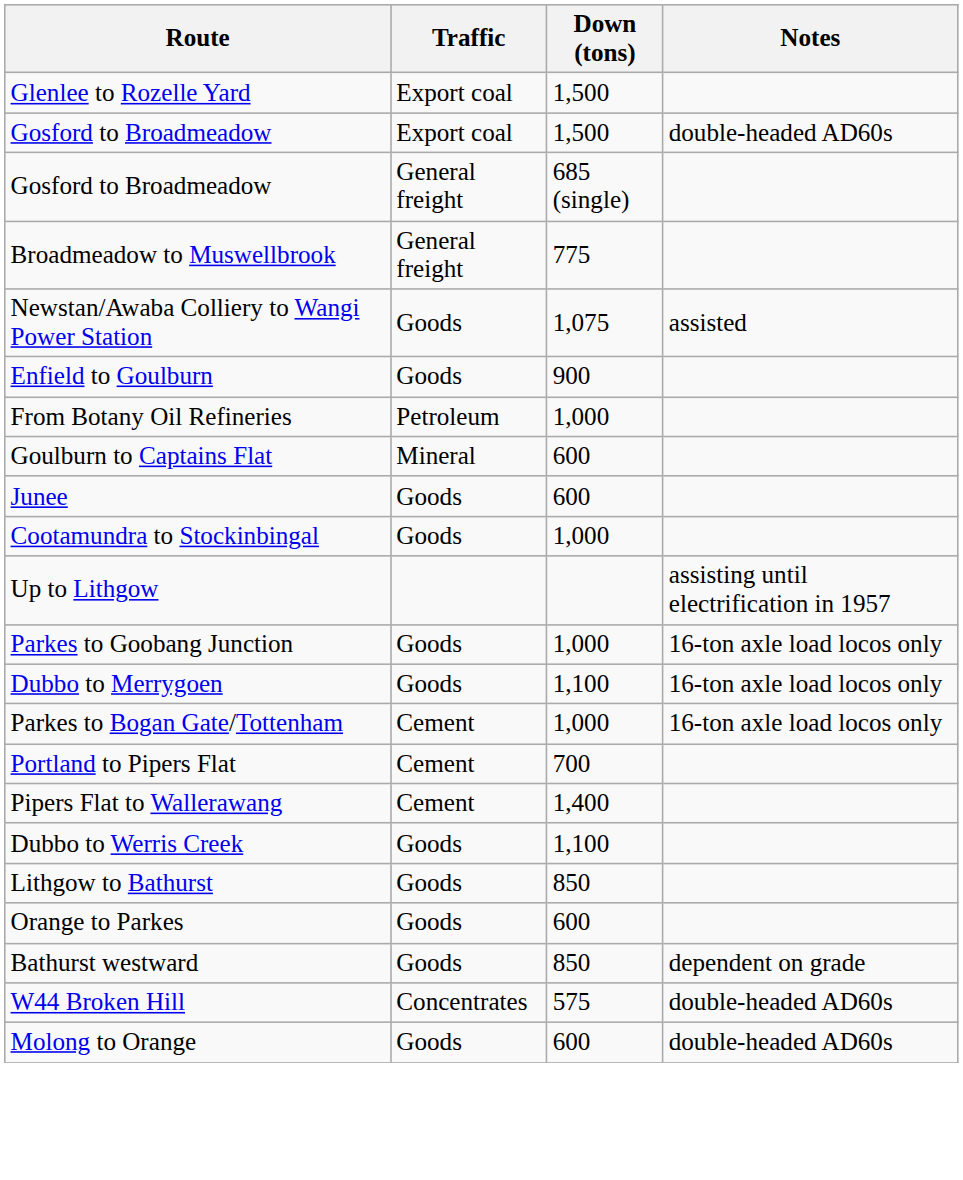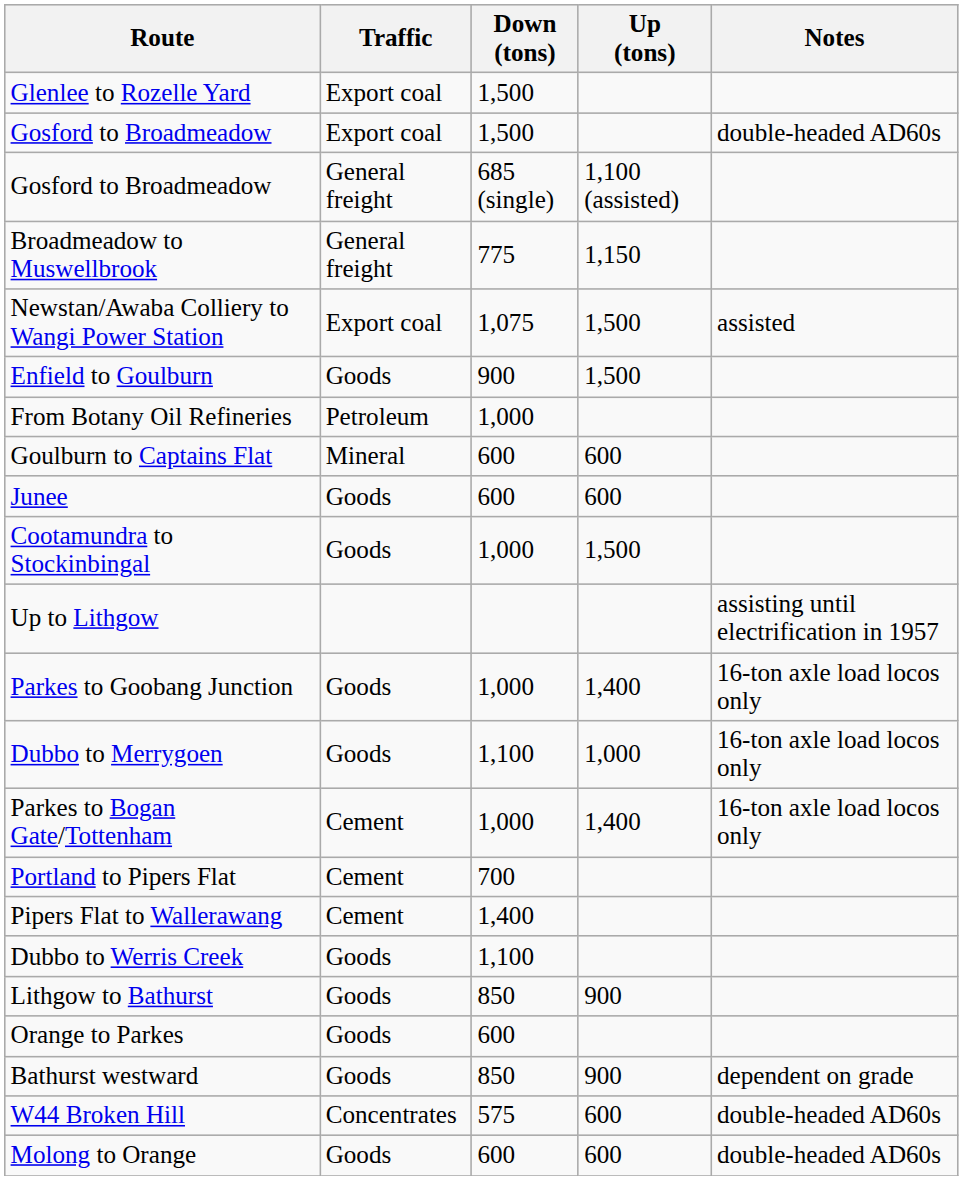+ column: (645, 38)
(429, 322) Goods -> (384, 322) Export coal
